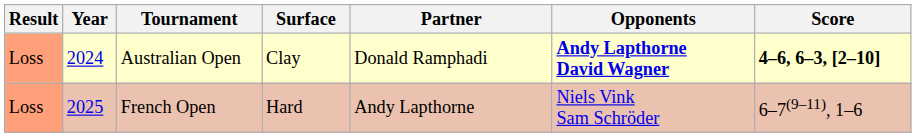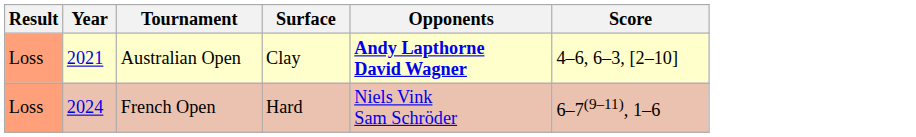- column: (451, 18)
(85, 58) 2024 -> (85, 58) 2021
(819, 58) bold -> (617, 58) normal
(85, 107) 2025 -> (85, 107) 2024
